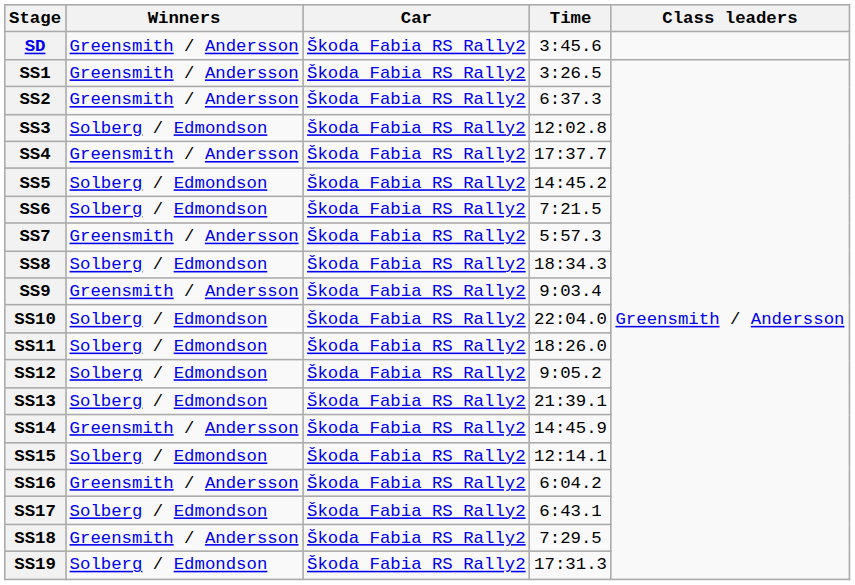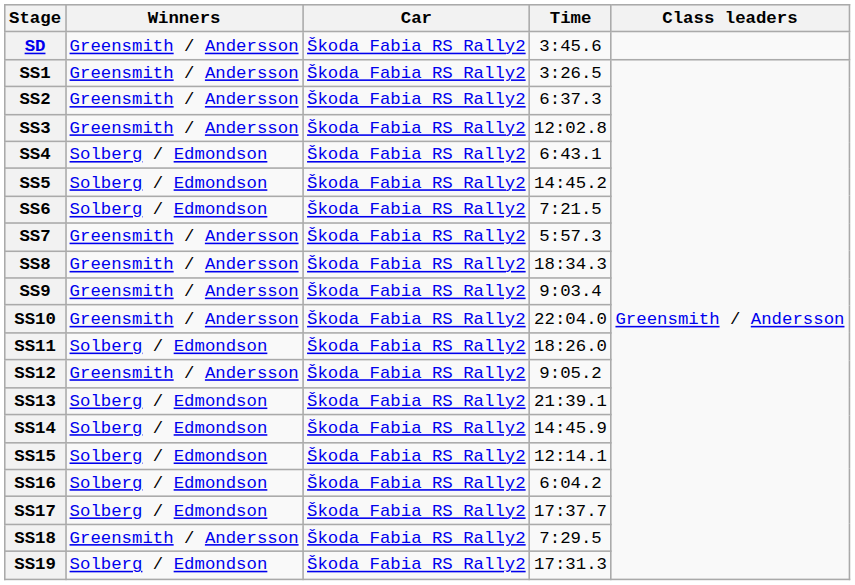(168, 128) Solberg / Edmondson -> (184, 128) Greensmith / Andersson
(184, 155) Greensmith / Andersson -> (168, 155) Solberg / Edmondson
(571, 155) 17:37.7 -> (571, 155) 6:43.1
(168, 264) Solberg / Edmondson -> (184, 264) Greensmith / Andersson
(168, 319) Solberg / Edmondson -> (184, 319) Greensmith / Andersson
(168, 374) Solberg / Edmondson -> (184, 374) Greensmith / Andersson
(184, 428) Greensmith / Andersson -> (168, 428) Solberg / Edmondson
(184, 483) Greensmith / Andersson -> (168, 483) Solberg / Edmondson
(571, 510) 6:43.1 -> (571, 510) 17:37.7
